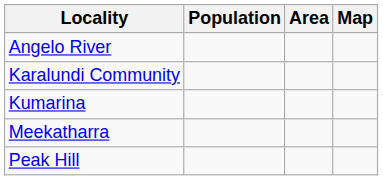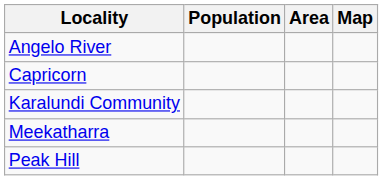+ row: (48, 75)
- row: (47, 103)
